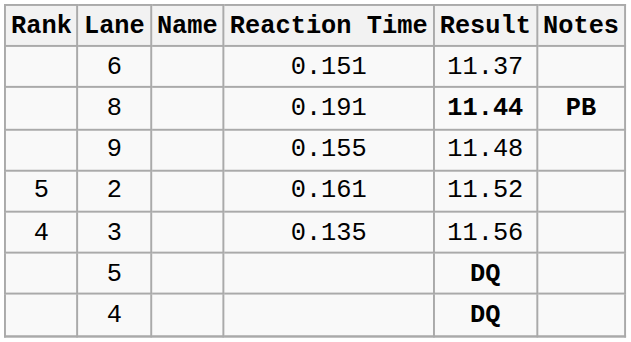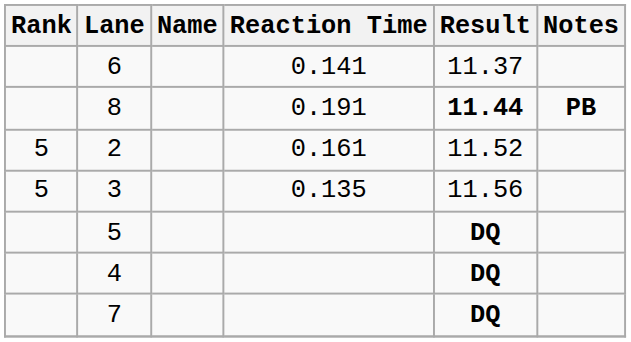(329, 67) 0.151 -> (329, 67) 0.141
- row: (114, 150)
(41, 232) 4 -> (41, 191) 5
+ row: (114, 315)
